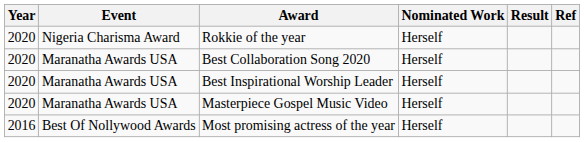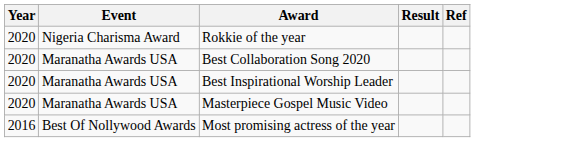- column: (453, 15)
